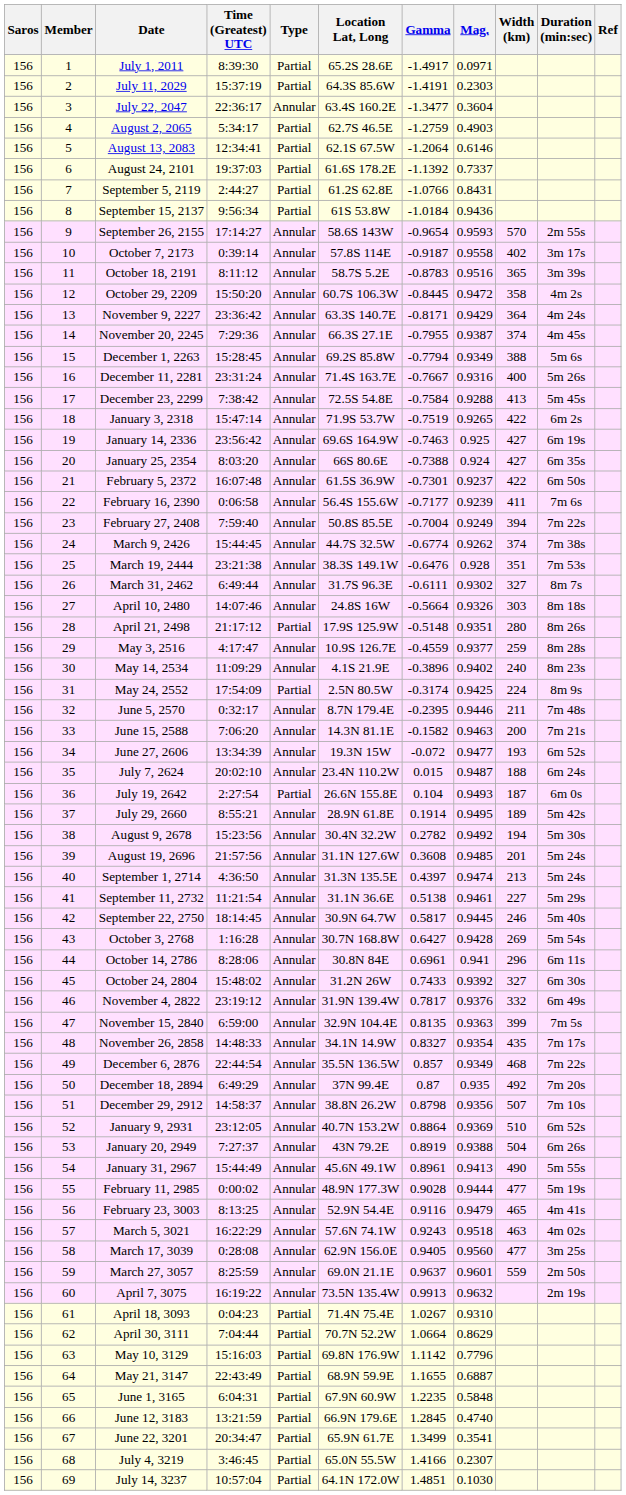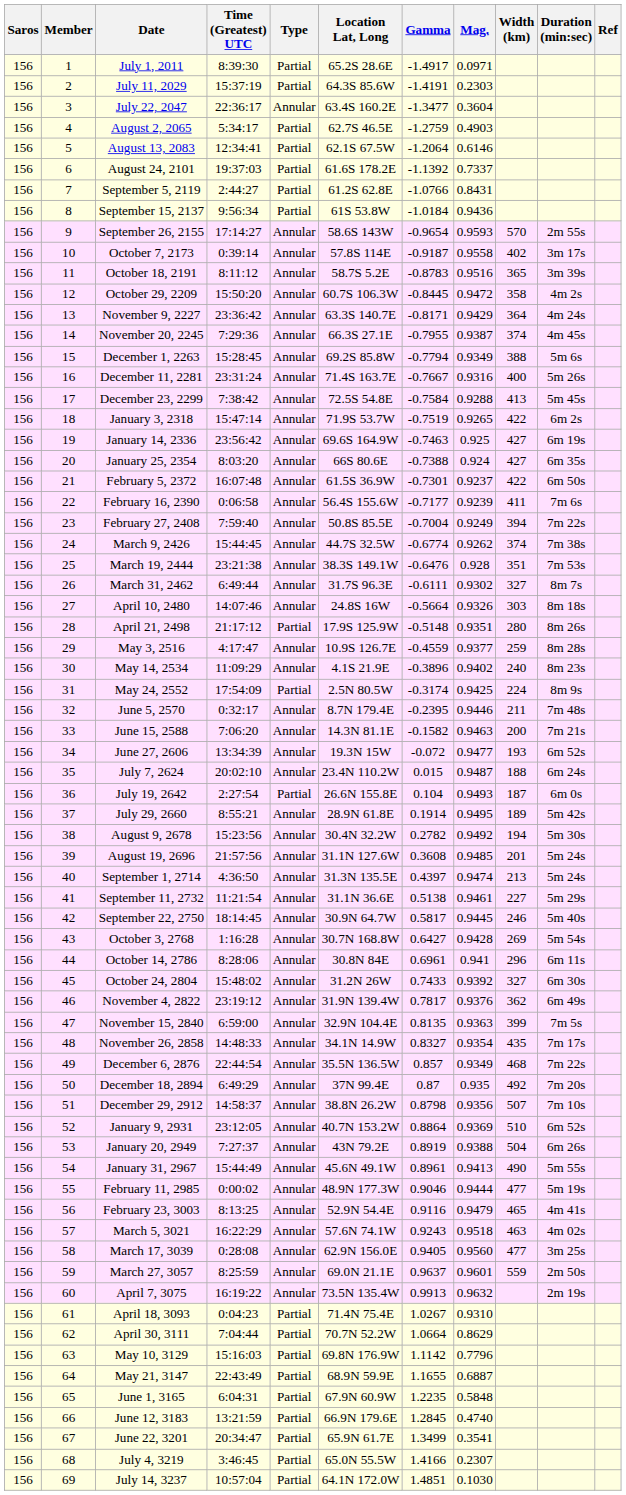(517, 1001) 332 -> (517, 1001) 362
(428, 1188) 0.9028 -> (428, 1188) 0.9046
